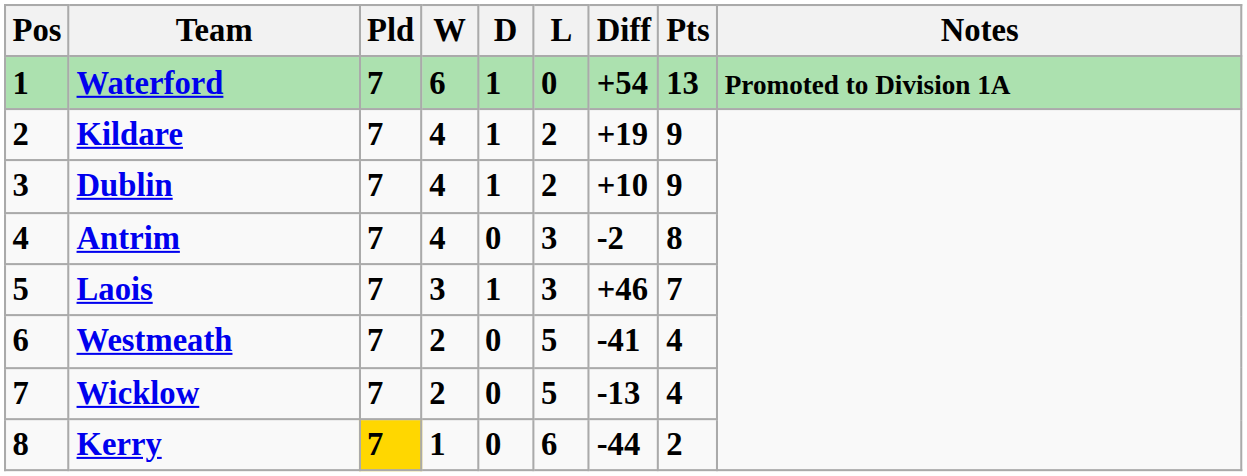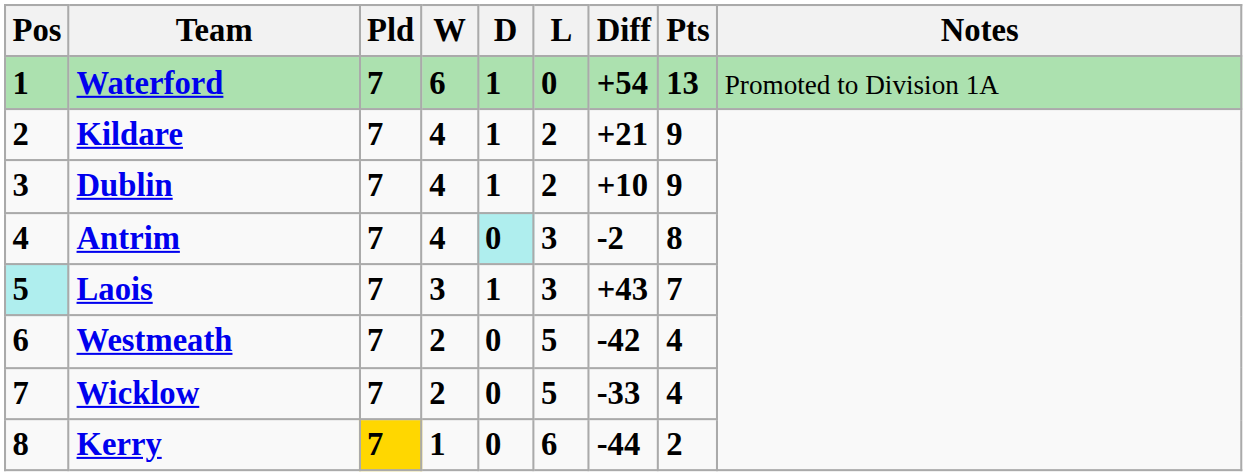(868, 82) bold -> (862, 84) normal
(622, 133) +19 -> (622, 133) +21
(493, 237) no background -> (493, 237) paleturquoise background
(21, 289) no background -> (21, 289) paleturquoise background
(622, 289) +46 -> (622, 289) +43
(619, 340) -41 -> (619, 340) -42
(619, 392) -13 -> (619, 392) -33
